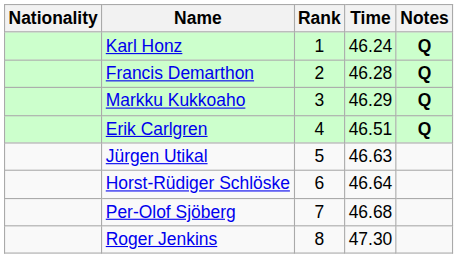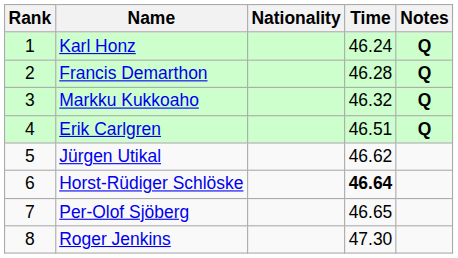columns swapped: (319, 18) <-> (53, 18)
(370, 101) 46.29 -> (370, 101) 46.32
(370, 156) 46.63 -> (370, 156) 46.62
(370, 184) normal -> (370, 184) bold
(370, 211) 46.68 -> (370, 211) 46.65
